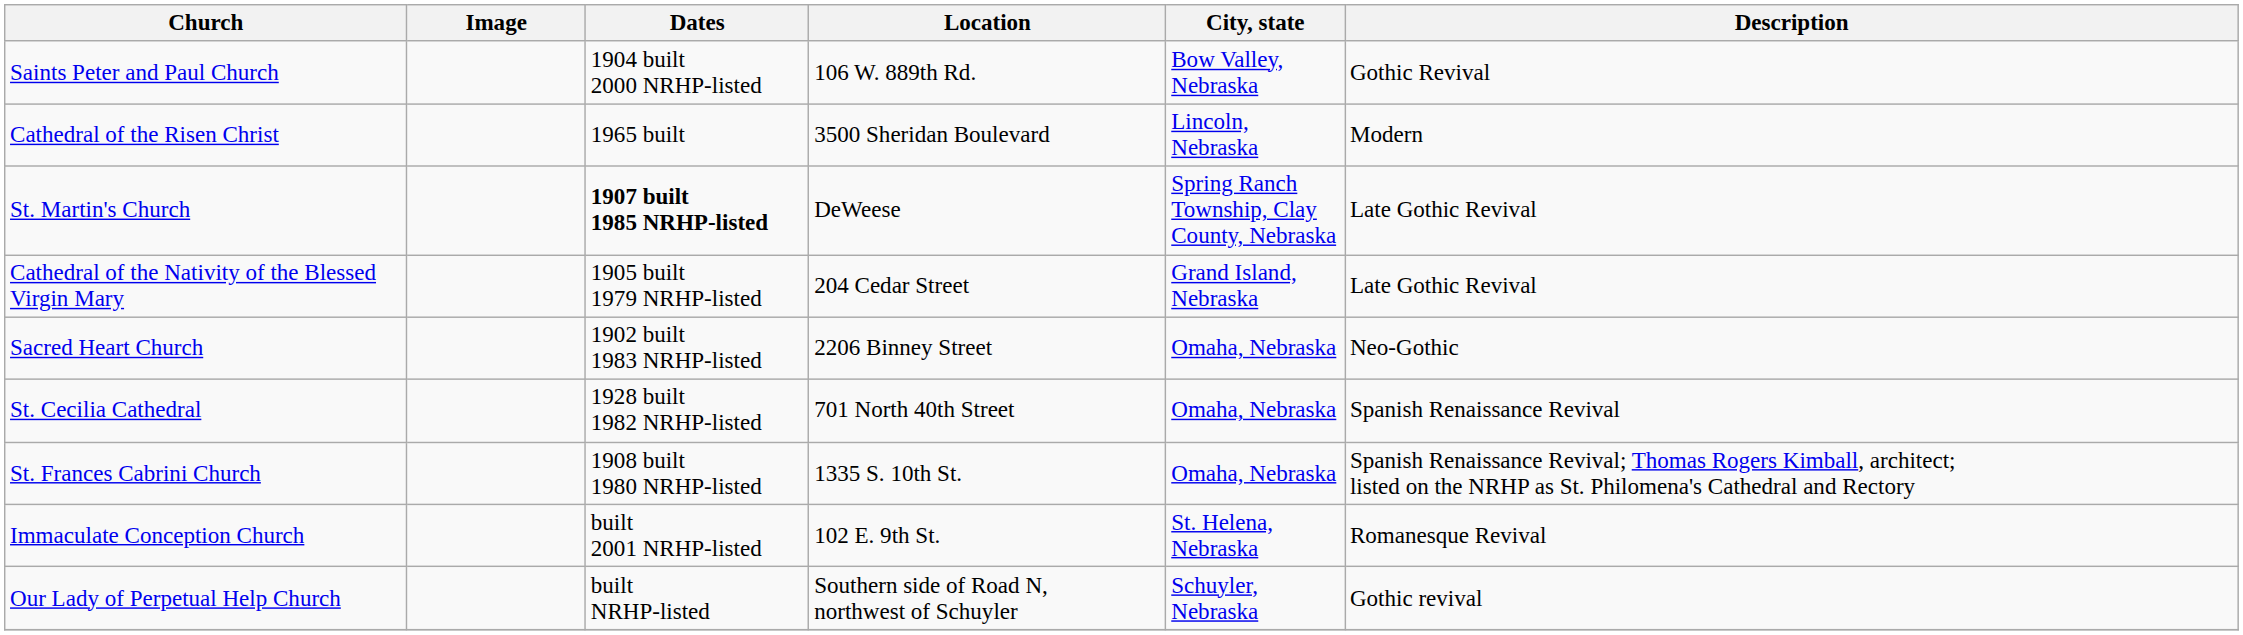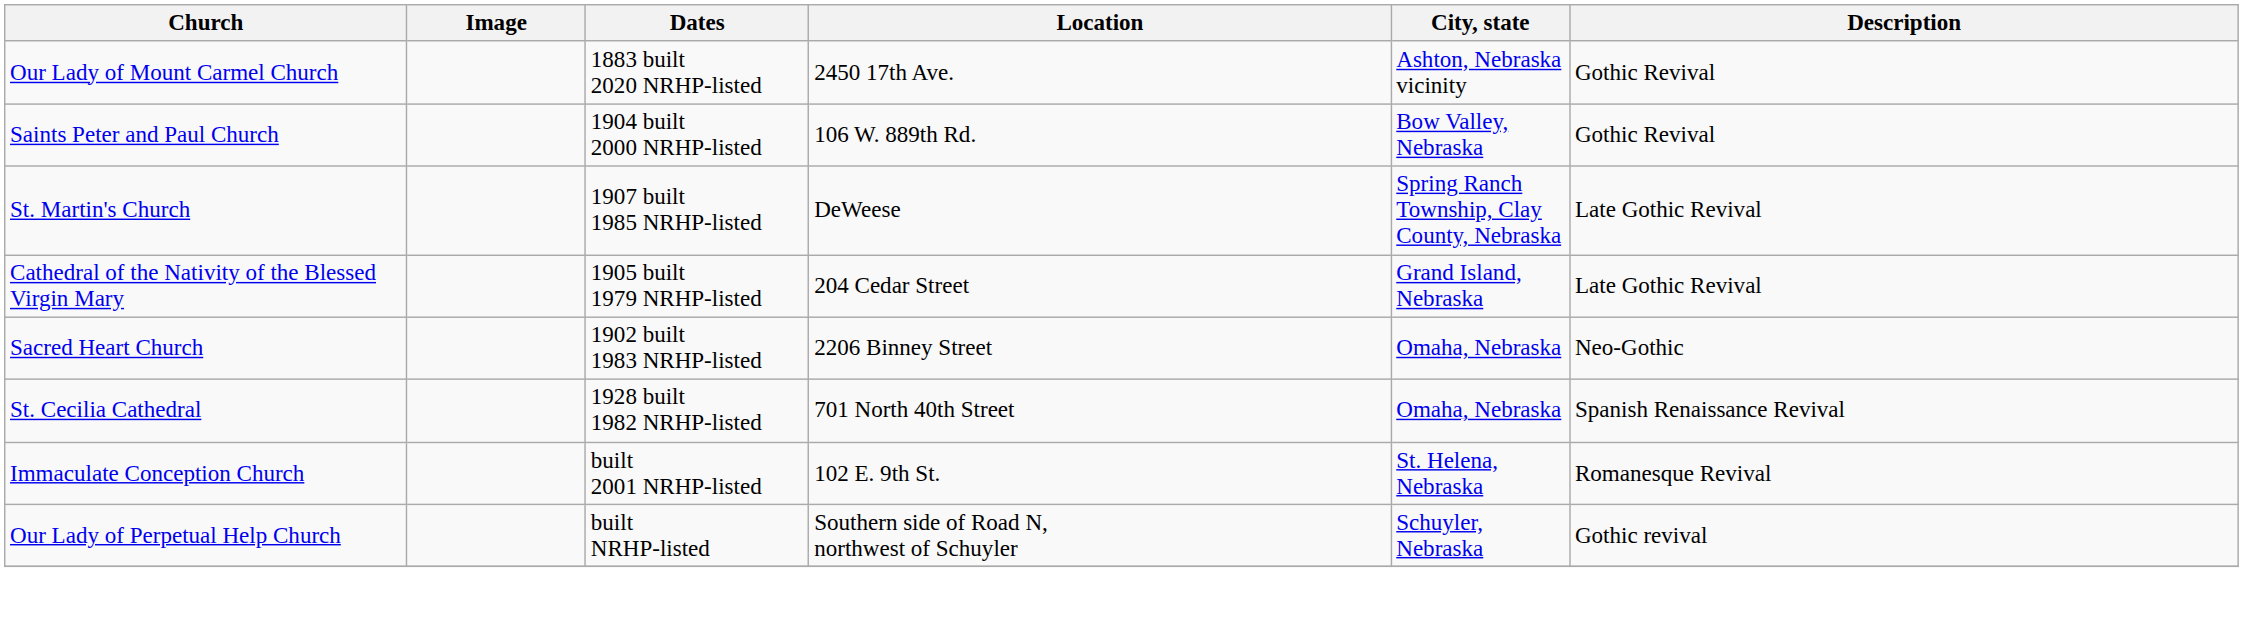+ row: (174, 72)
- row: (144, 134)
(679, 210) bold -> (676, 210) normal
- row: (135, 472)
